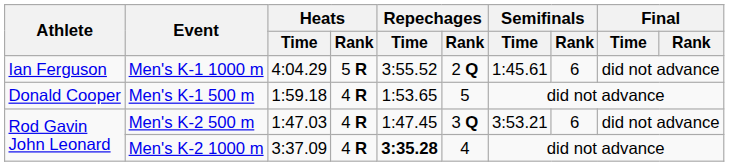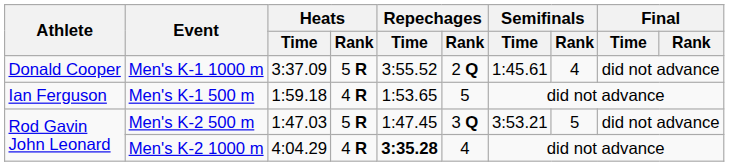(58, 69) Ian Ferguson -> (65, 69) Donald Cooper
(299, 69) 4:04.29 -> (299, 69) 3:37.09
(575, 69) 6 -> (575, 69) 4
(65, 96) Donald Cooper -> (58, 96) Ian Ferguson
(354, 122) 4 R -> (354, 122) 5 R
(575, 122) 6 -> (575, 122) 5
(299, 149) 3:37.09 -> (299, 149) 4:04.29
